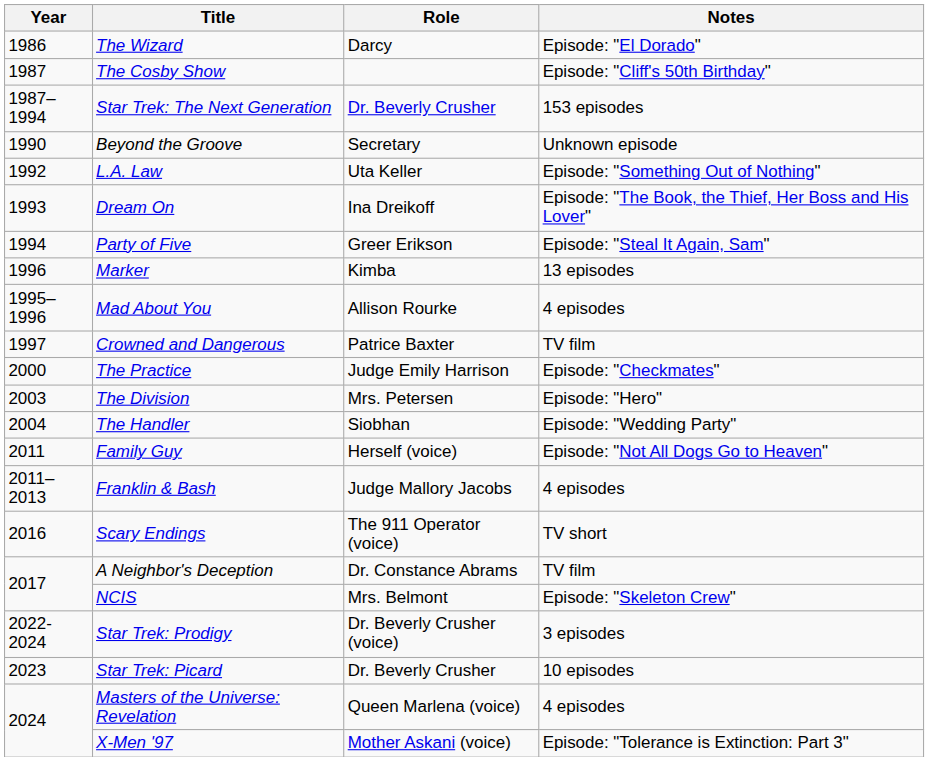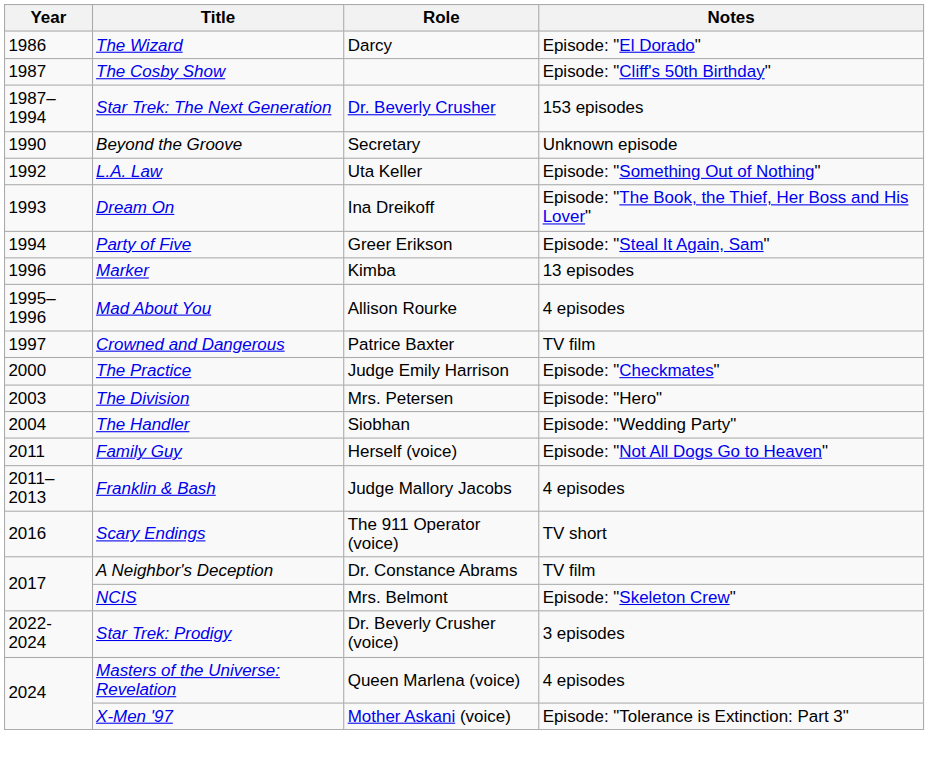- row: (159, 670)
